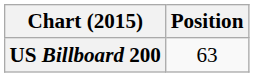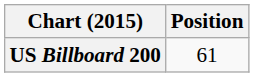(207, 54) 63 -> (207, 54) 61
